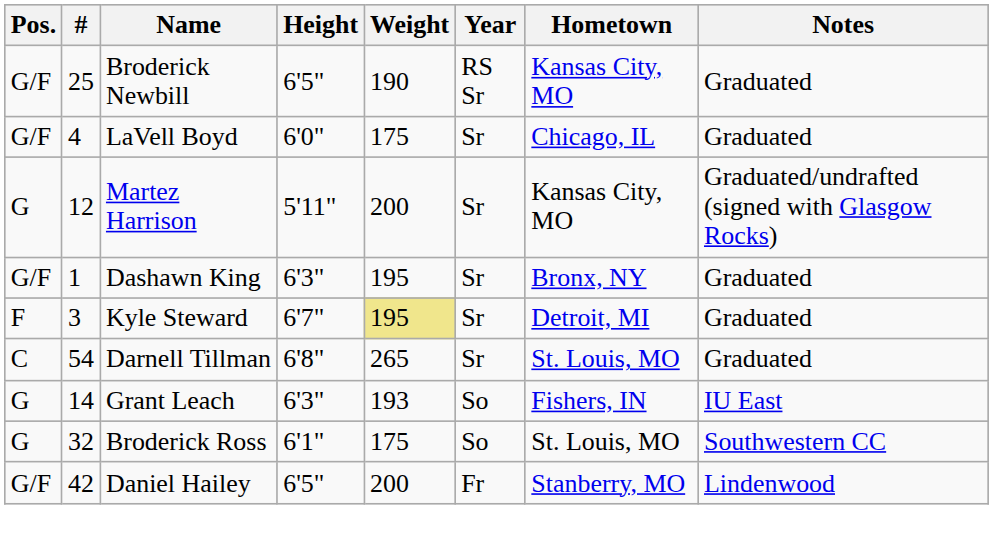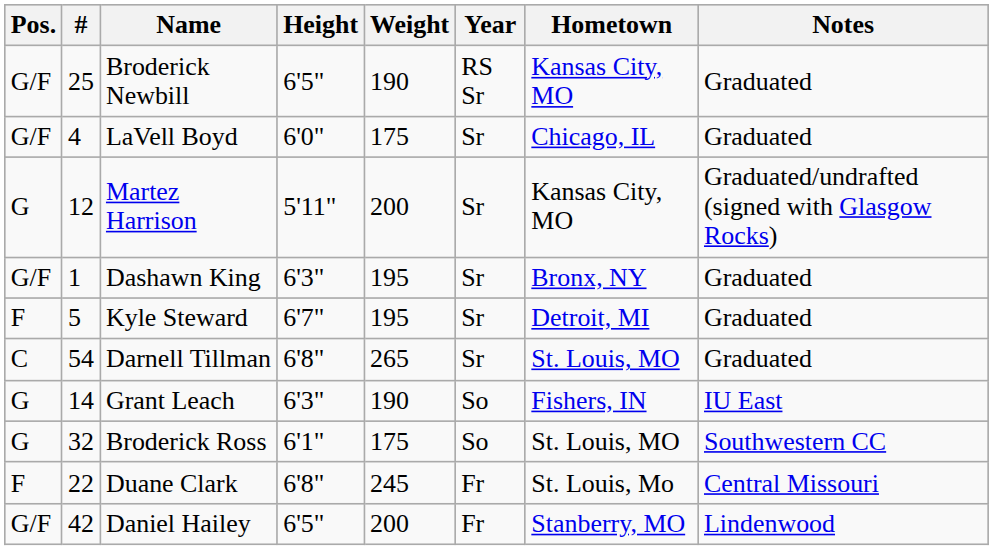(75, 318) 3 -> (75, 318) 5
(389, 318) khaki background -> (389, 318) no background
(389, 400) 193 -> (389, 400) 190
+ row: (172, 482)
